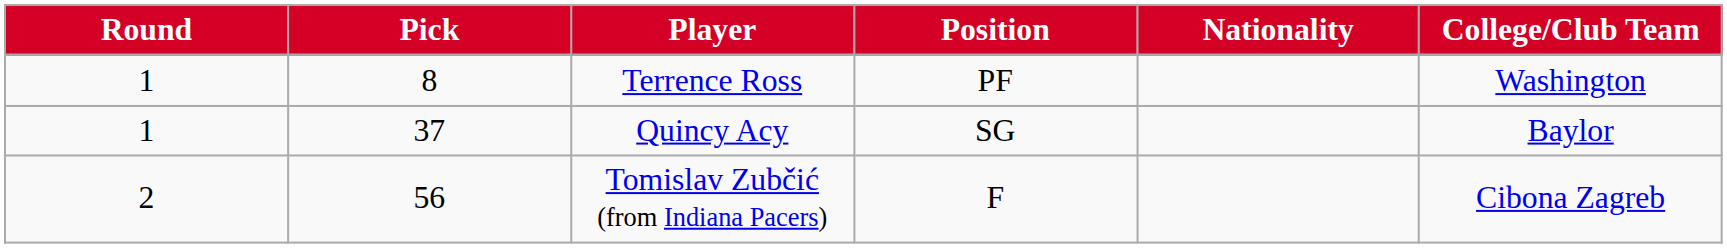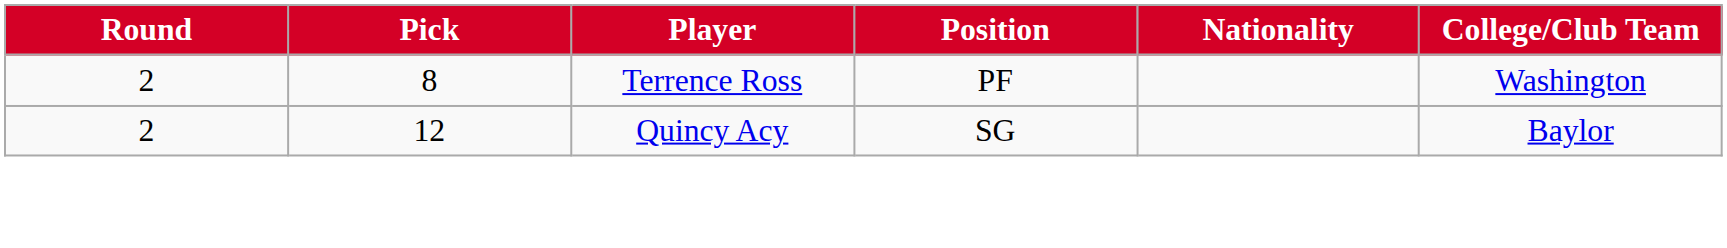(146, 79) 1 -> (146, 79) 2
(146, 130) 1 -> (146, 130) 2
(429, 130) 37 -> (429, 130) 12
- row: (712, 198)
